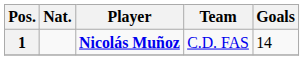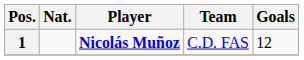(264, 42) 14 -> (264, 42) 12
